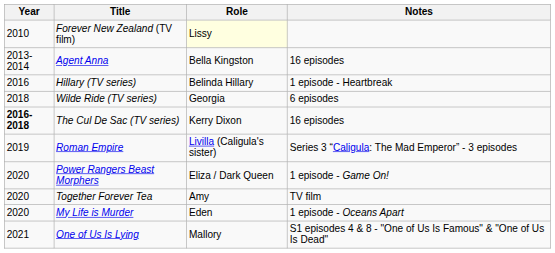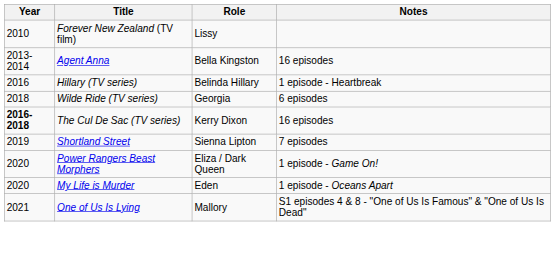(200, 34) lightyellow background -> (206, 34) no background
- row: (90, 148)
+ row: (94, 142)
- row: (104, 197)
